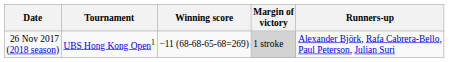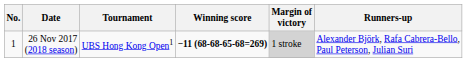+ column: (13, 18)
(204, 44) normal -> (222, 44) bold
